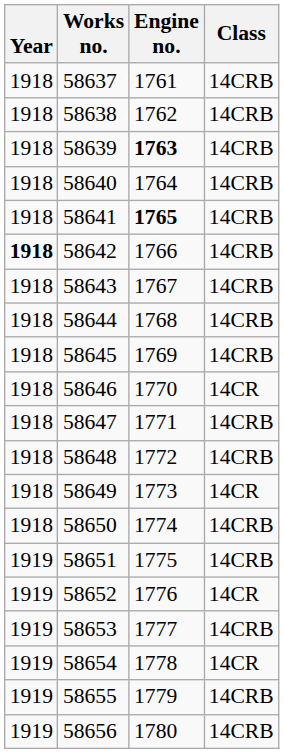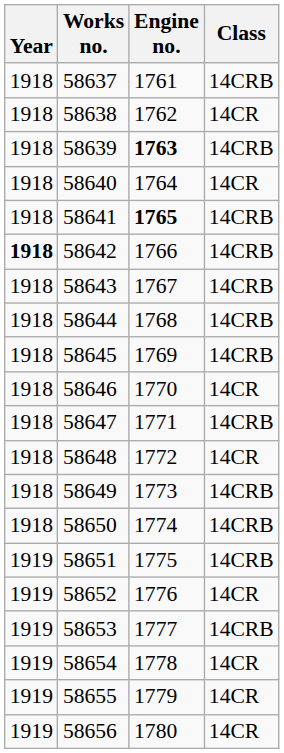(241, 114) 14CRB -> (234, 114) 14CR
(241, 182) 14CRB -> (234, 182) 14CR
(241, 457) 14CRB -> (234, 457) 14CR
(234, 491) 14CR -> (241, 491) 14CRB
(241, 696) 14CRB -> (234, 696) 14CR
(241, 731) 14CRB -> (234, 731) 14CR
